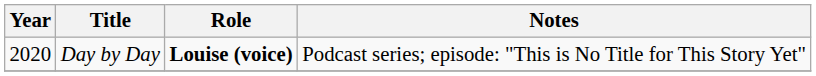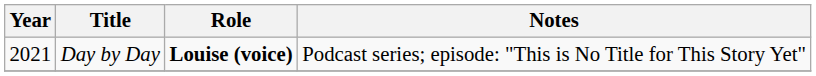(30, 53) 2020 -> (30, 53) 2021
